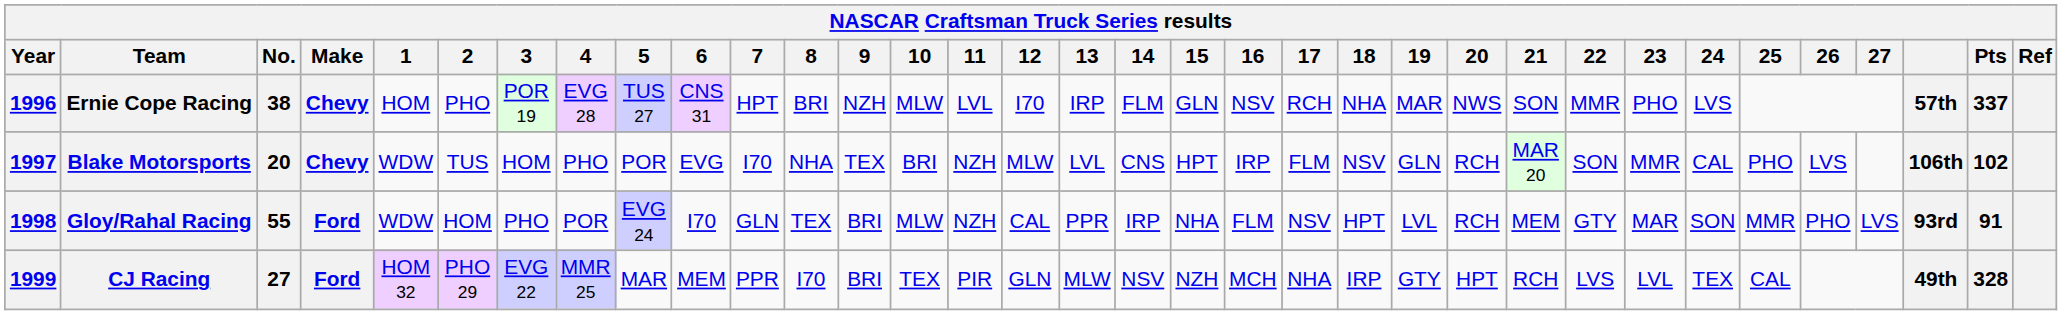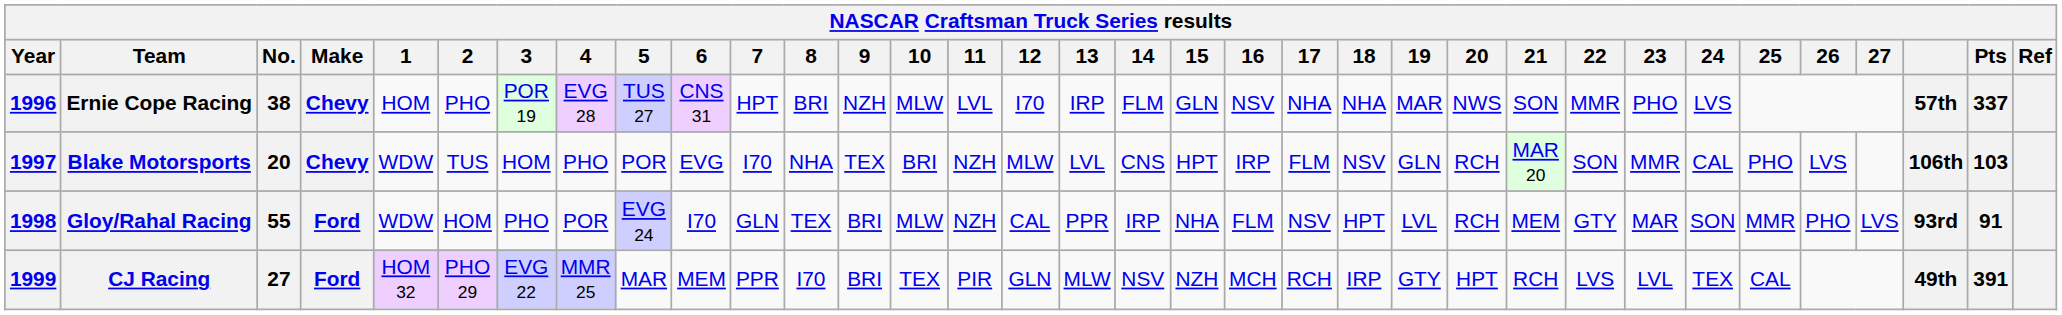(1309, 103) RCH -> (1309, 103) NHA
(1991, 162) 102 -> (1991, 162) 103
(1309, 279) NHA -> (1309, 279) RCH
(1991, 279) 328 -> (1991, 279) 391
